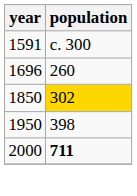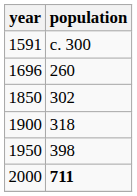(62, 97) gold background -> (62, 97) no background
+ row: (25, 124)
